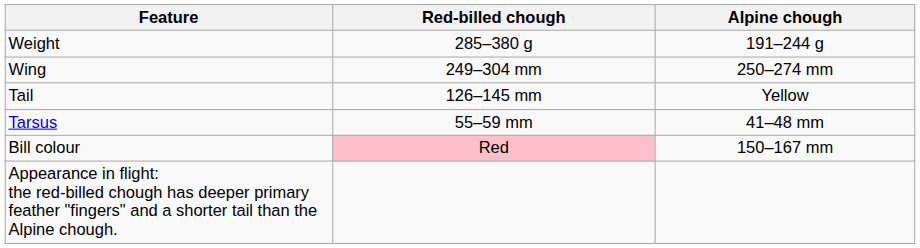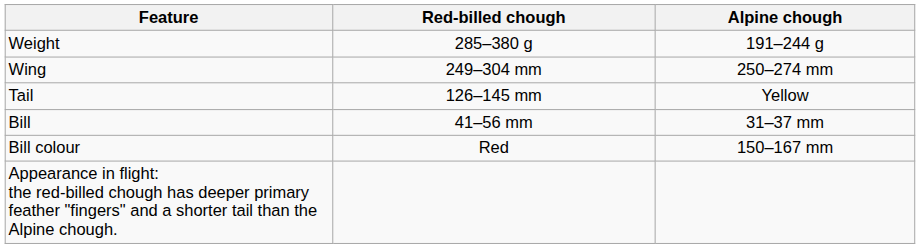- row: (33, 122)
+ row: (20, 122)
(494, 148) pink background -> (494, 148) no background
